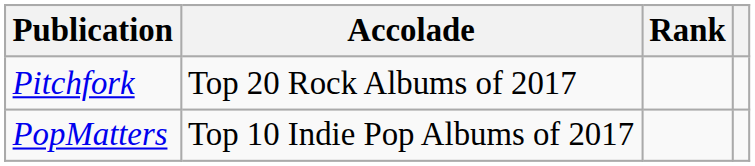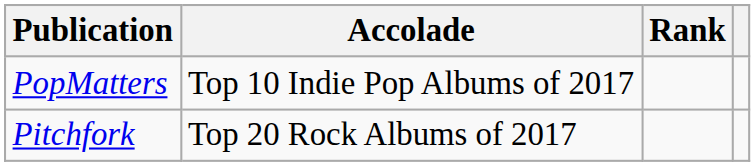rows swapped: (74, 82) <-> (90, 134)
